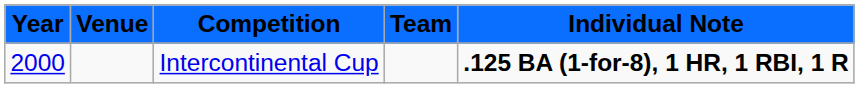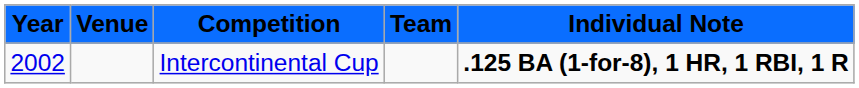(38, 62) 2000 -> (38, 62) 2002
